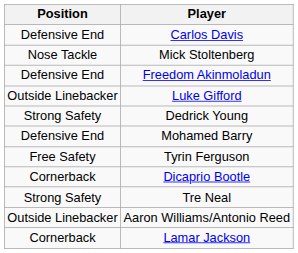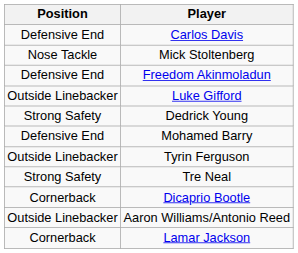(62, 156) Free Safety -> (62, 156) Outside Linebacker
rows swapped: (207, 177) <-> (207, 197)
